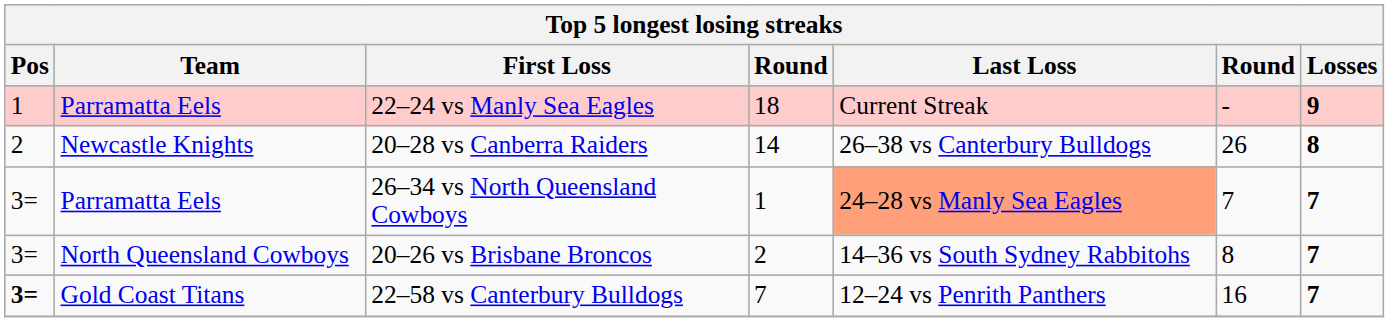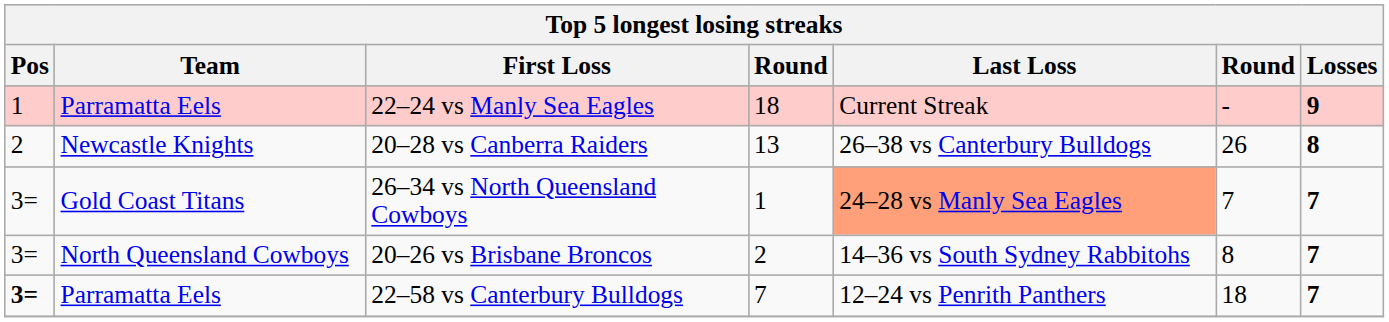(767, 145) 14 -> (767, 145) 13
(141, 200) Parramatta Eels -> (152, 200) Gold Coast Titans
(152, 295) Gold Coast Titans -> (141, 295) Parramatta Eels
(1234, 295) 16 -> (1234, 295) 18
